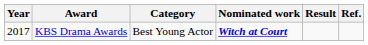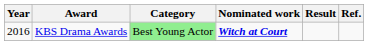(18, 31) 2017 -> (18, 31) 2016
(173, 31) no background -> (173, 31) lightgreen background
